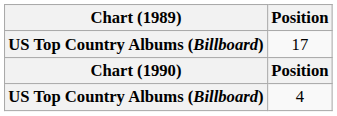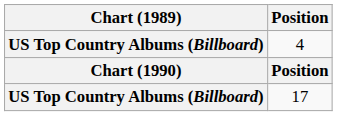rows swapped: (300, 96) <-> (300, 44)
